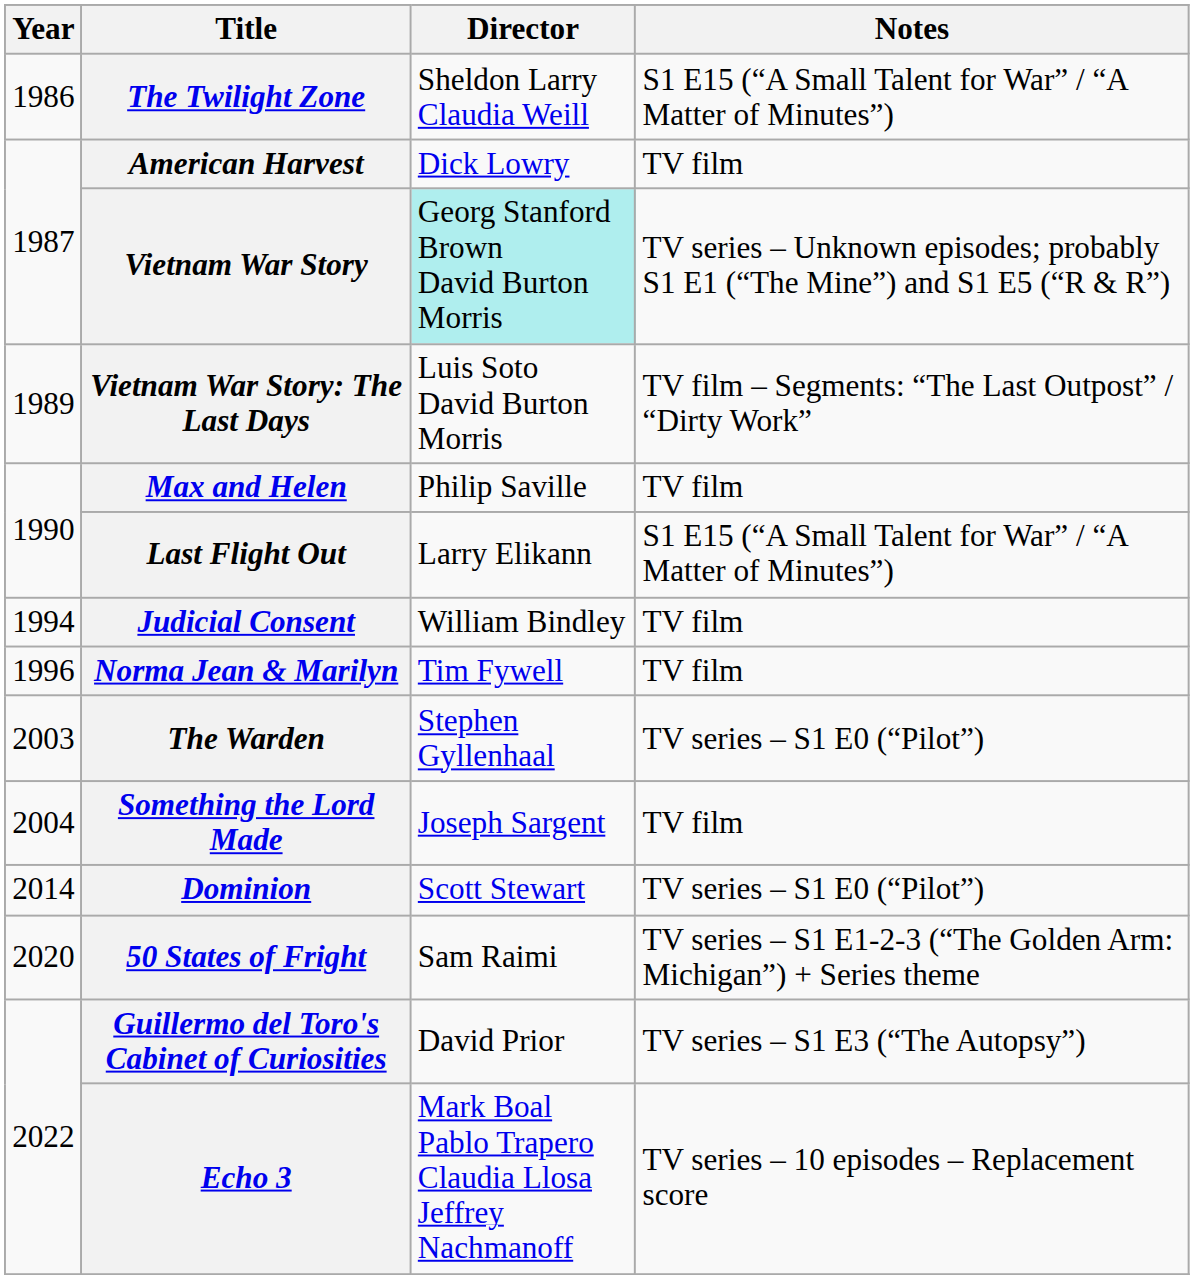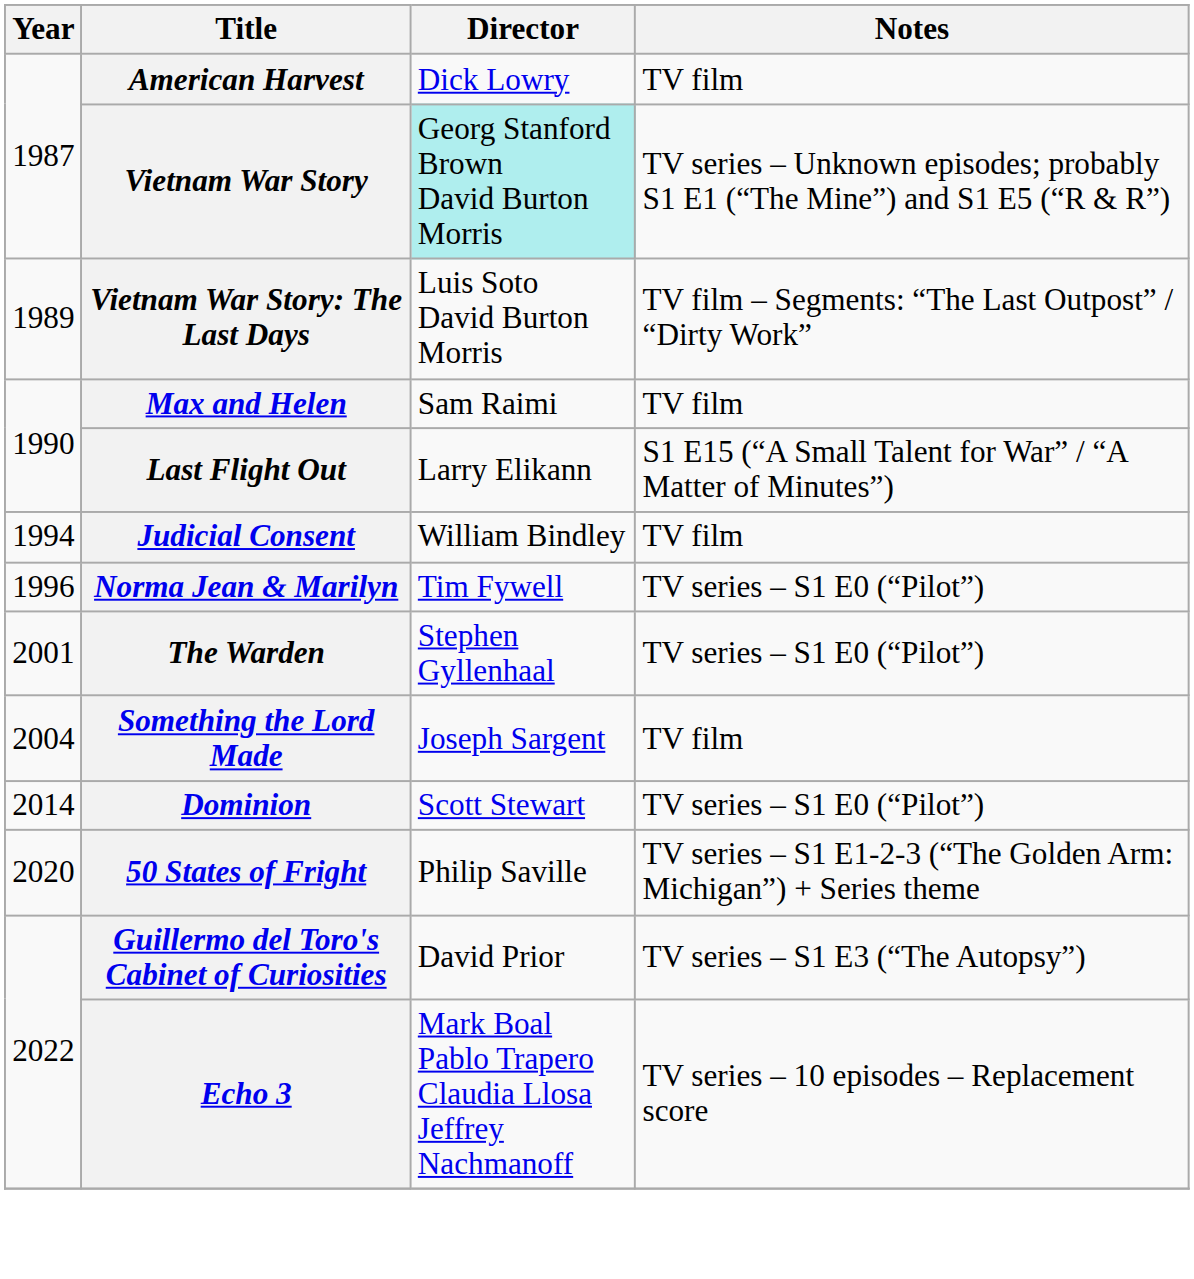- row: (246, 96)
(502, 487) Philip Saville -> (488, 402) Sam Raimi
(693, 670) TV film -> (813, 586) TV series – S1 E0 (“Pilot”)
(43, 737) 2003 -> (43, 653) 2001
(488, 956) Sam Raimi -> (502, 871) Philip Saville
